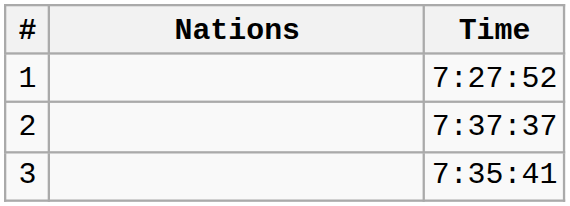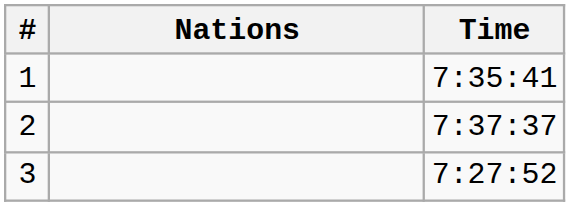(495, 78) 7:27:52 -> (495, 78) 7:35:41
(495, 176) 7:35:41 -> (495, 176) 7:27:52
